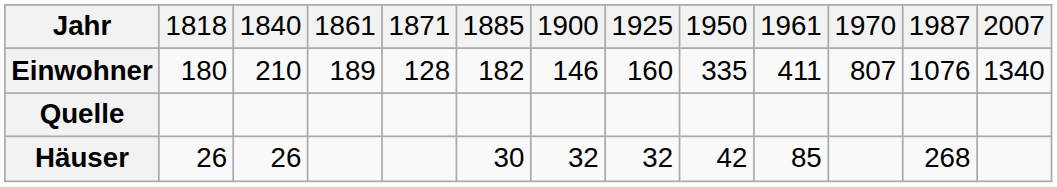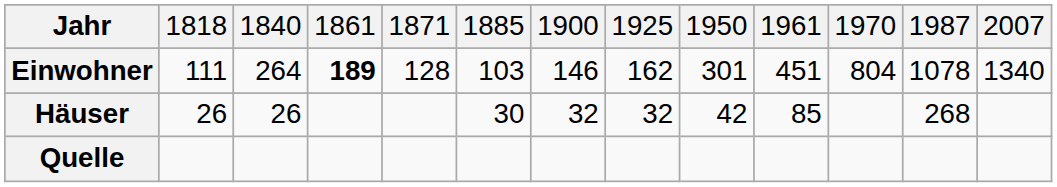(204, 70) 180 -> (206, 70) 111
(278, 70) 210 -> (278, 70) 264
(353, 70) normal -> (353, 70) bold
(501, 70) 182 -> (501, 70) 103
(650, 70) 160 -> (650, 70) 162
(724, 70) 335 -> (724, 70) 301
(800, 70) 411 -> (799, 70) 451
(873, 70) 807 -> (873, 70) 804
(940, 70) 1076 -> (940, 70) 1078
rows swapped: (82, 158) <-> (82, 114)
